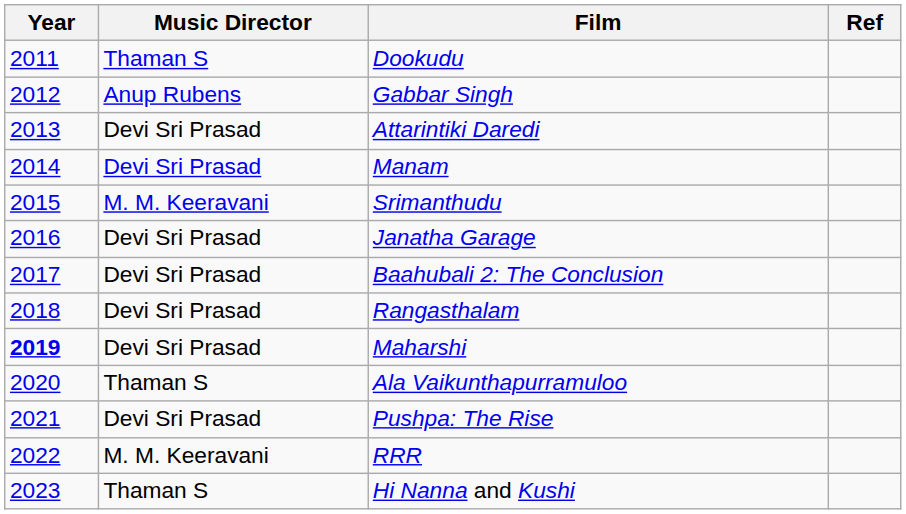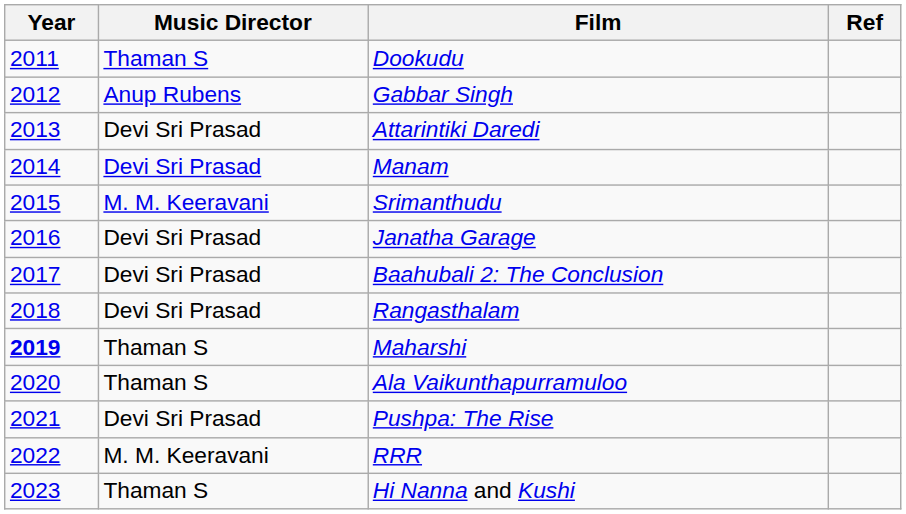(182, 346) Devi Sri Prasad -> (156, 346) Thaman S
